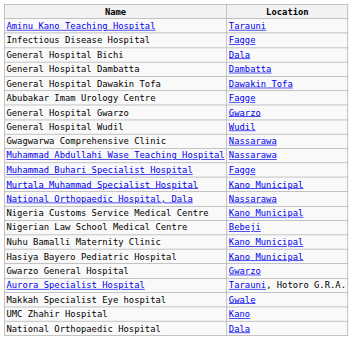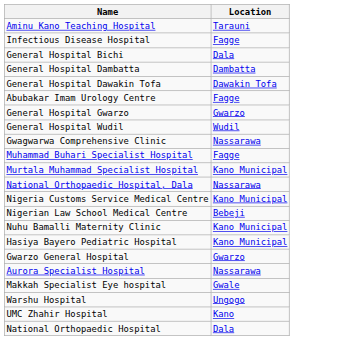- row: (116, 156)
(287, 285) Tarauni, Hotoro G.R.A. -> (237, 271) Nassarawa
+ row: (46, 300)
